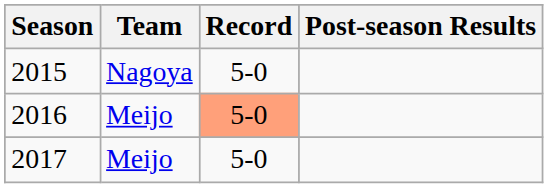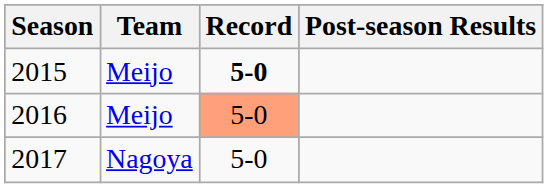(149, 70) Nagoya -> (139, 70) Meijo
(249, 70) normal -> (249, 70) bold
(139, 159) Meijo -> (149, 159) Nagoya
